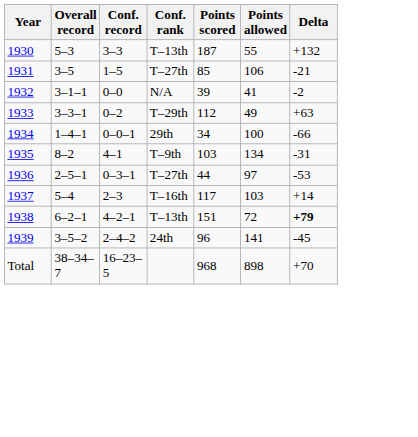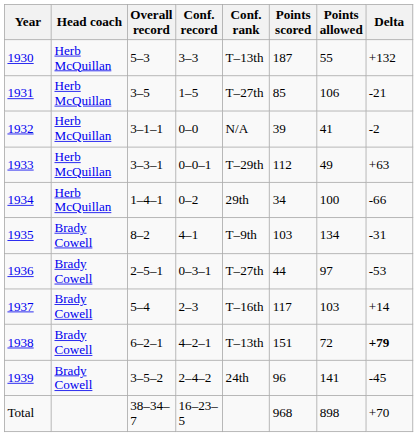+ column: (89, 22)
(113, 112) 0–2 -> (195, 164) 0–0–1
(119, 133) 0–0–1 -> (188, 200) 0–2
